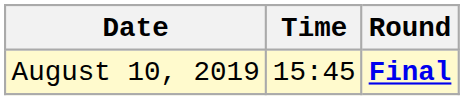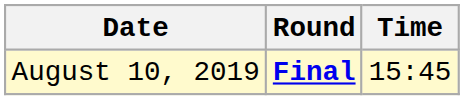columns swapped: (314, 28) <-> (410, 28)
